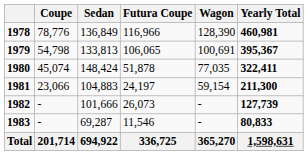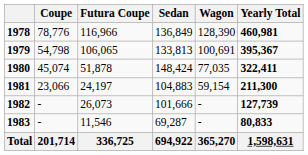columns swapped: (158, 13) <-> (99, 13)
